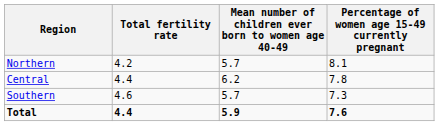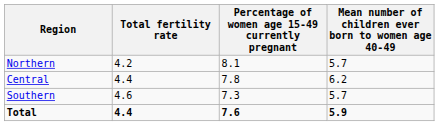columns swapped: (380, 30) <-> (273, 30)
